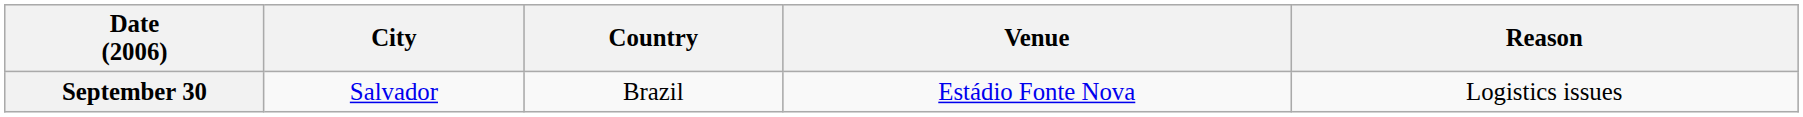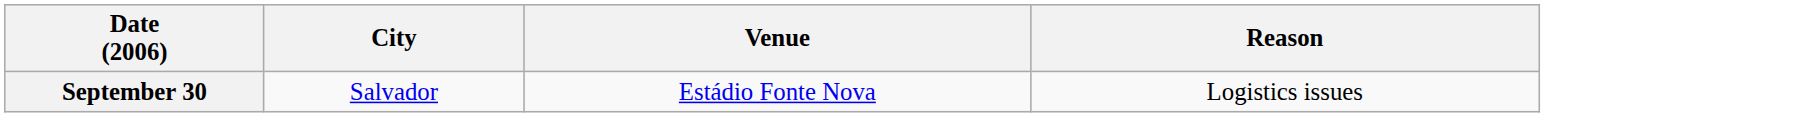- column: (653, 38)
